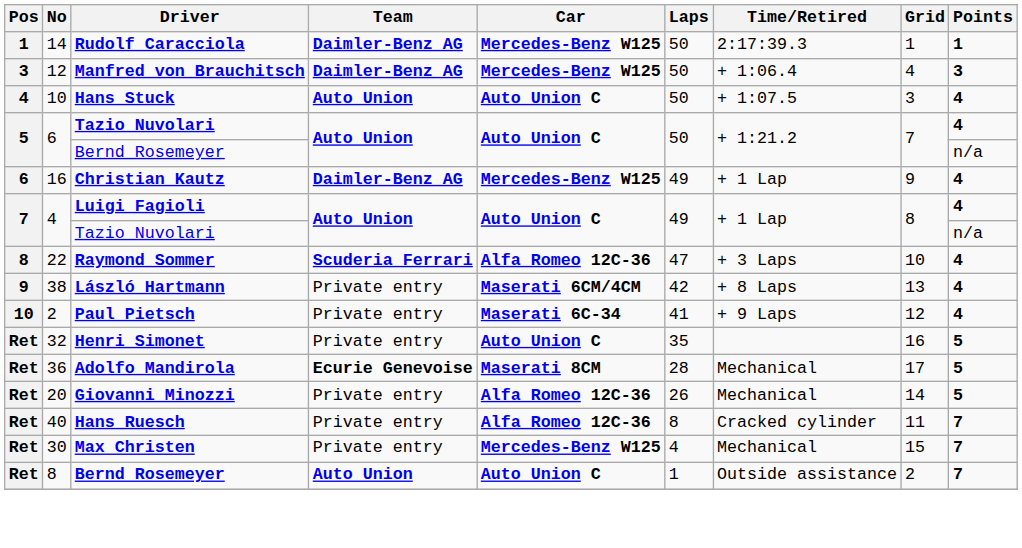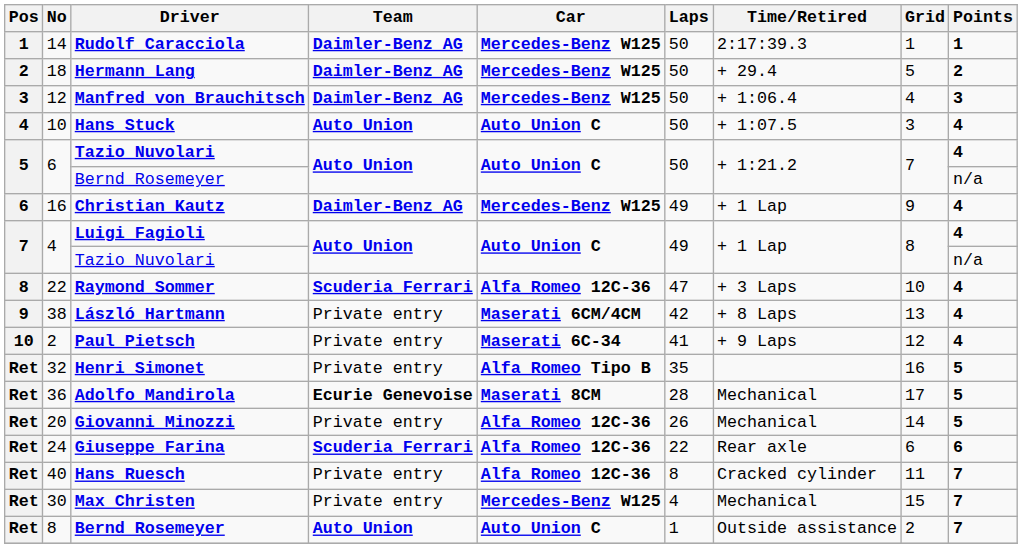+ row: (57, 72)
(541, 341) Auto Union C -> (566, 368) Alfa Romeo Tipo B
+ row: (57, 449)
